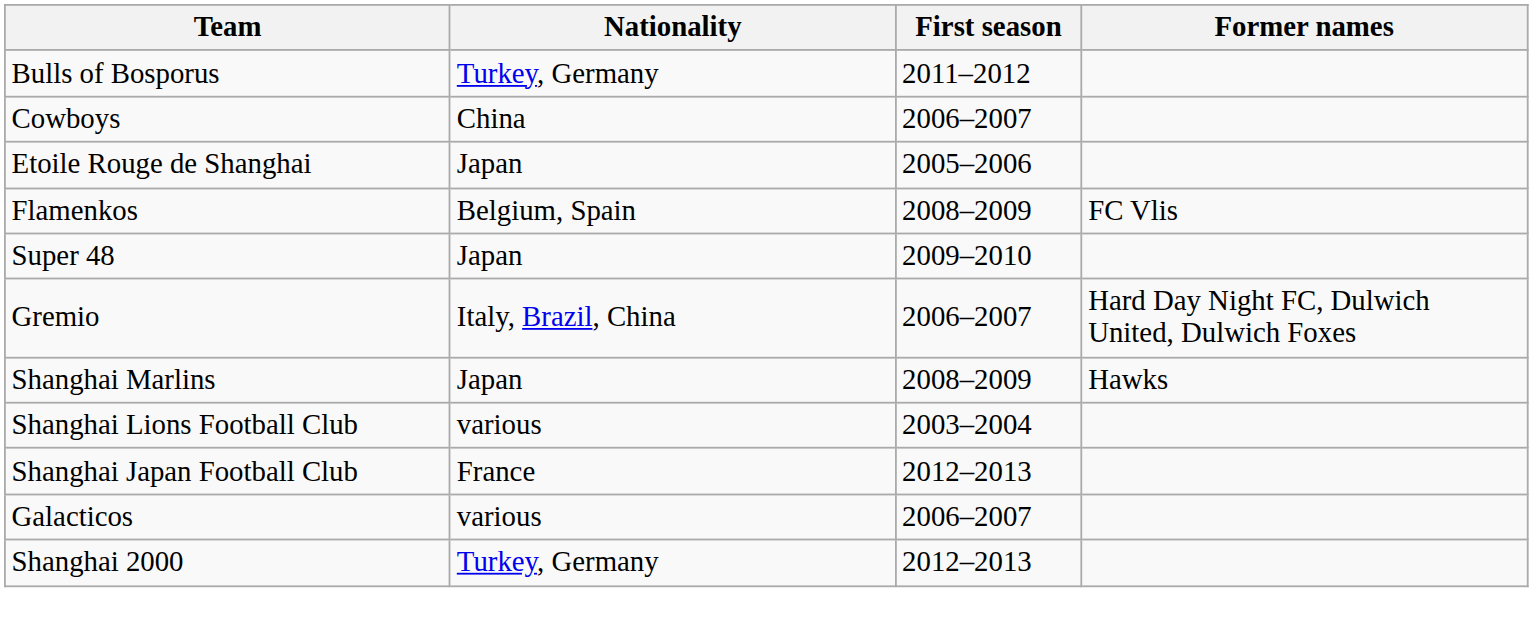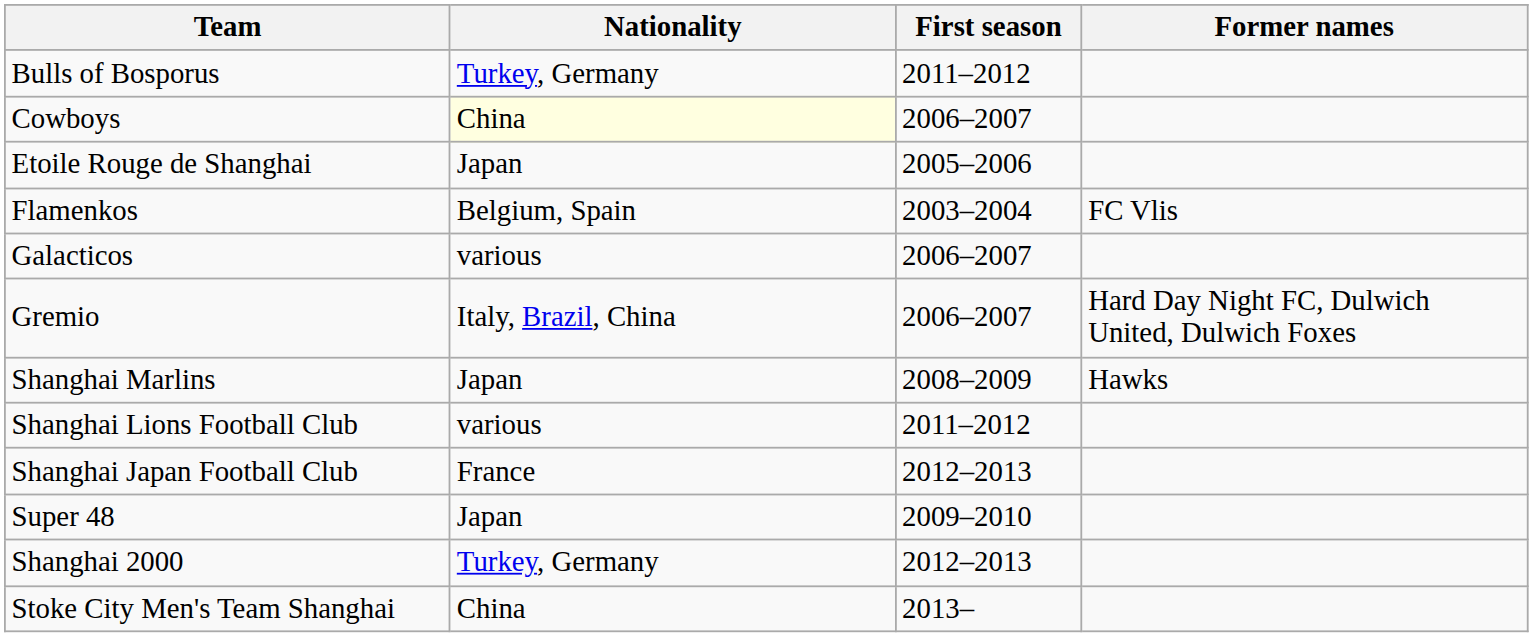(491, 118) no background -> (491, 118) lightyellow background
(967, 210) 2008–2009 -> (967, 210) 2003–2004
rows swapped: (72, 516) <-> (63, 255)
(967, 425) 2003–2004 -> (966, 425) 2011–2012
+ row: (203, 607)
